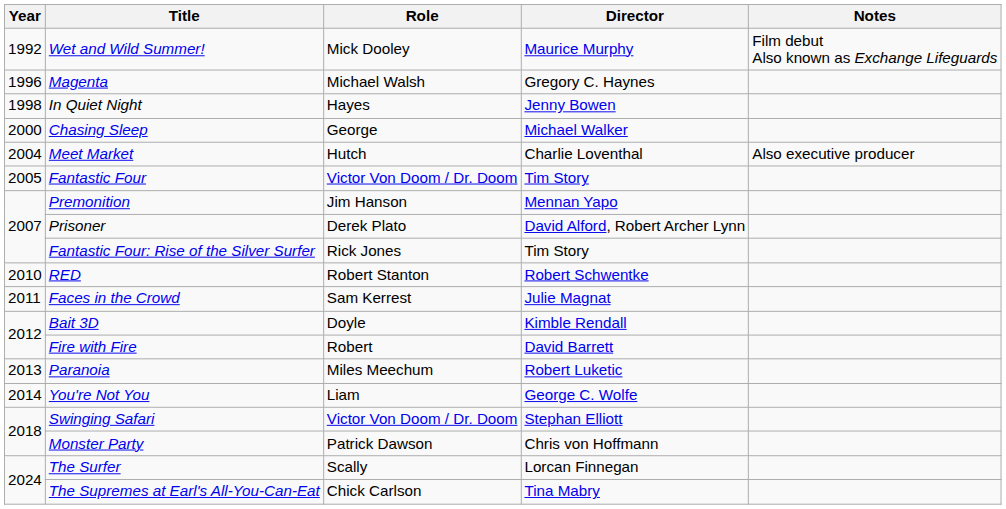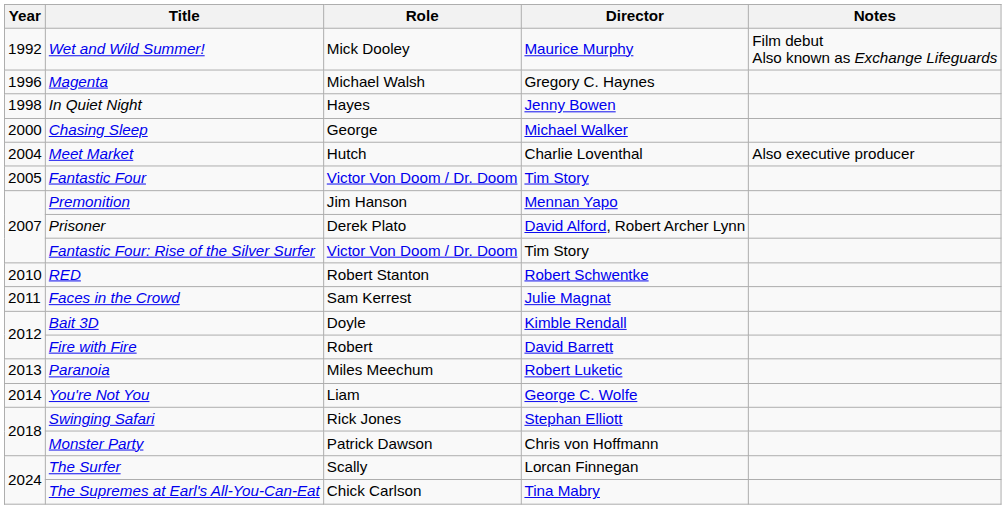(364, 250) Rick Jones -> (422, 250) Victor Von Doom / Dr. Doom
(422, 419) Victor Von Doom / Dr. Doom -> (364, 419) Rick Jones
